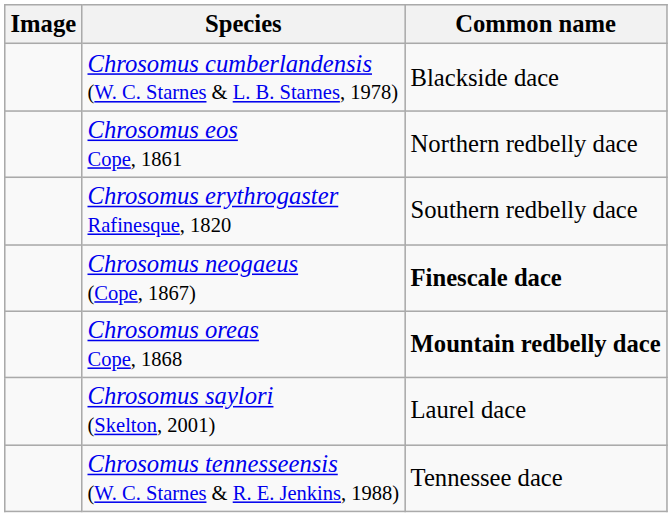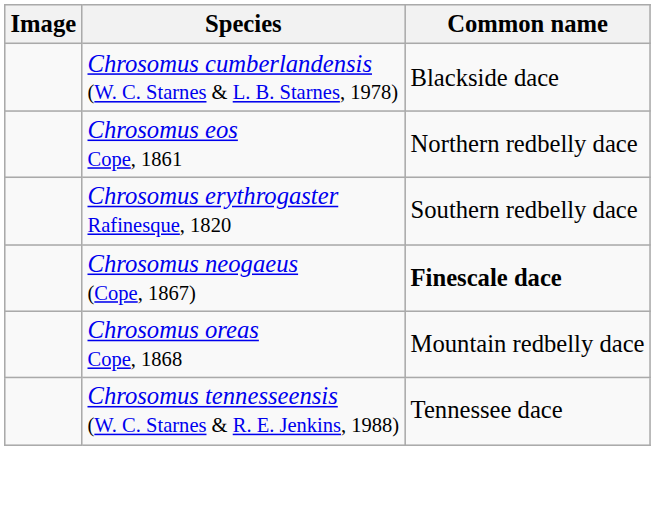(536, 344) bold -> (528, 344) normal
- row: (180, 410)
